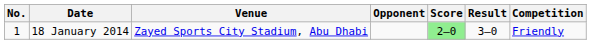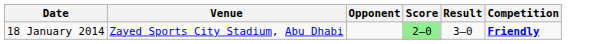- column: (17, 13)
(538, 31) normal -> (513, 31) bold
